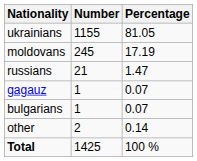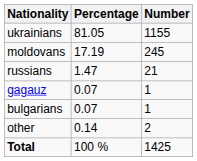columns swapped: (97, 14) <-> (157, 14)
